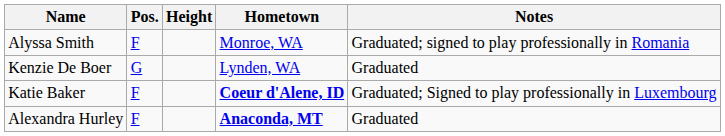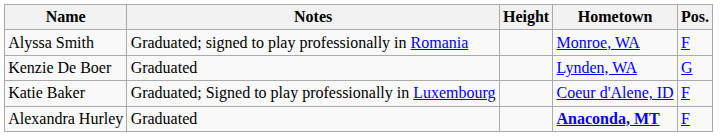columns swapped: (145, 17) <-> (534, 17)
(282, 93) bold -> (615, 93) normal
